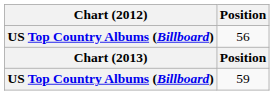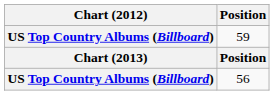rows swapped: (243, 36) <-> (243, 79)
